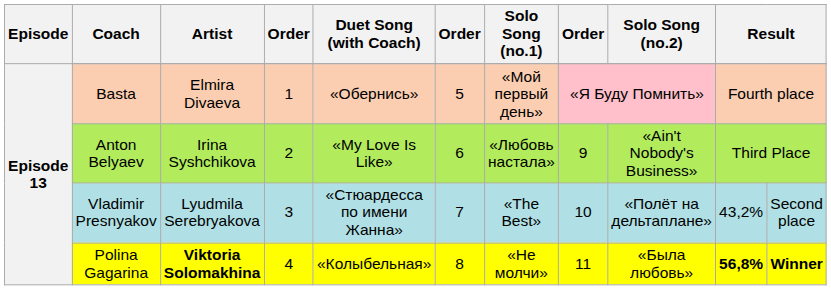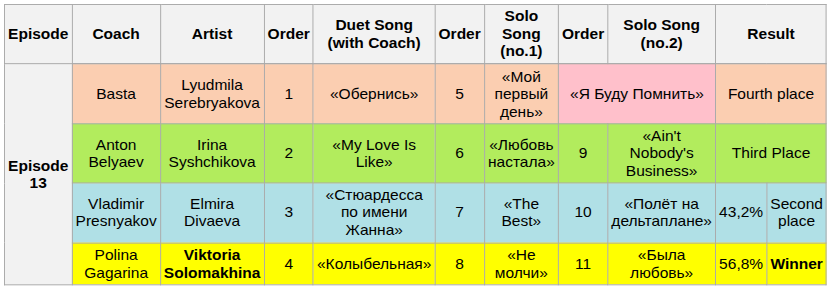(212, 93) Elmira Divaeva -> (212, 93) Lyudmila Serebryakova
(212, 212) Lyudmila Serebryakova -> (212, 212) Elmira Divaeva
(741, 263) bold -> (741, 263) normal
